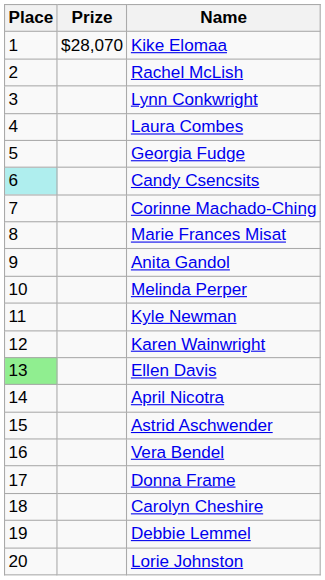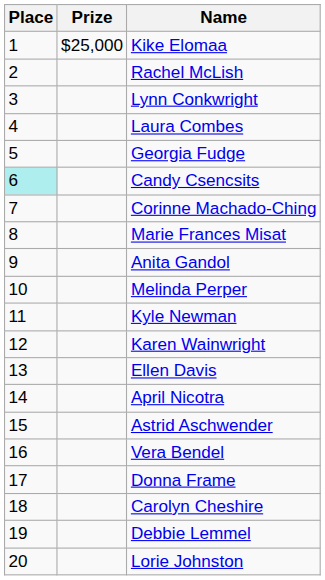(92, 45) $28,070 -> (92, 45) $25,000
(18, 371) lightgreen background -> (18, 371) no background
